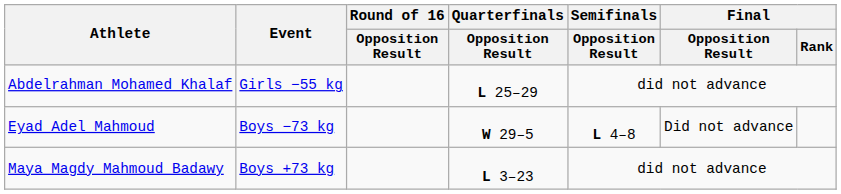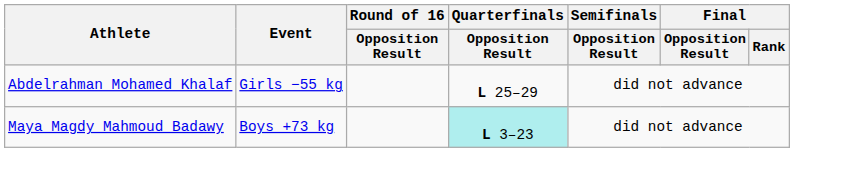- row: (81, 127)
(508, 177) no background -> (508, 135) paleturquoise background
